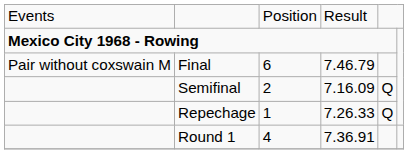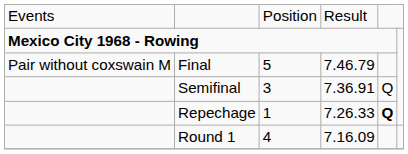(267, 64) 6 -> (267, 64) 5
(267, 88) 2 -> (267, 88) 3
(349, 88) 7.16.09 -> (349, 88) 7.36.91
(388, 112) normal -> (388, 112) bold
(349, 137) 7.36.91 -> (349, 137) 7.16.09
